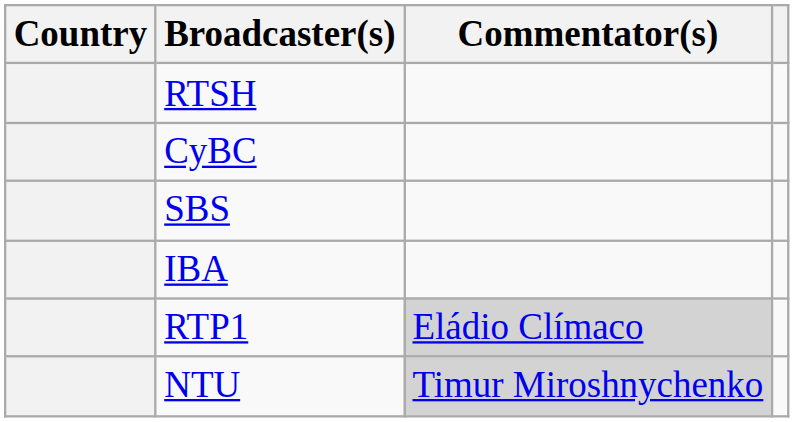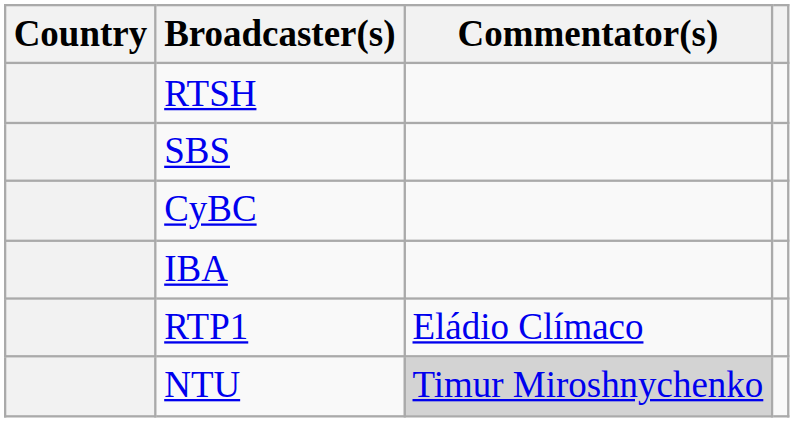rows swapped: (197, 209) <-> (210, 151)
(528, 326) lightgrey background -> (528, 326) no background
